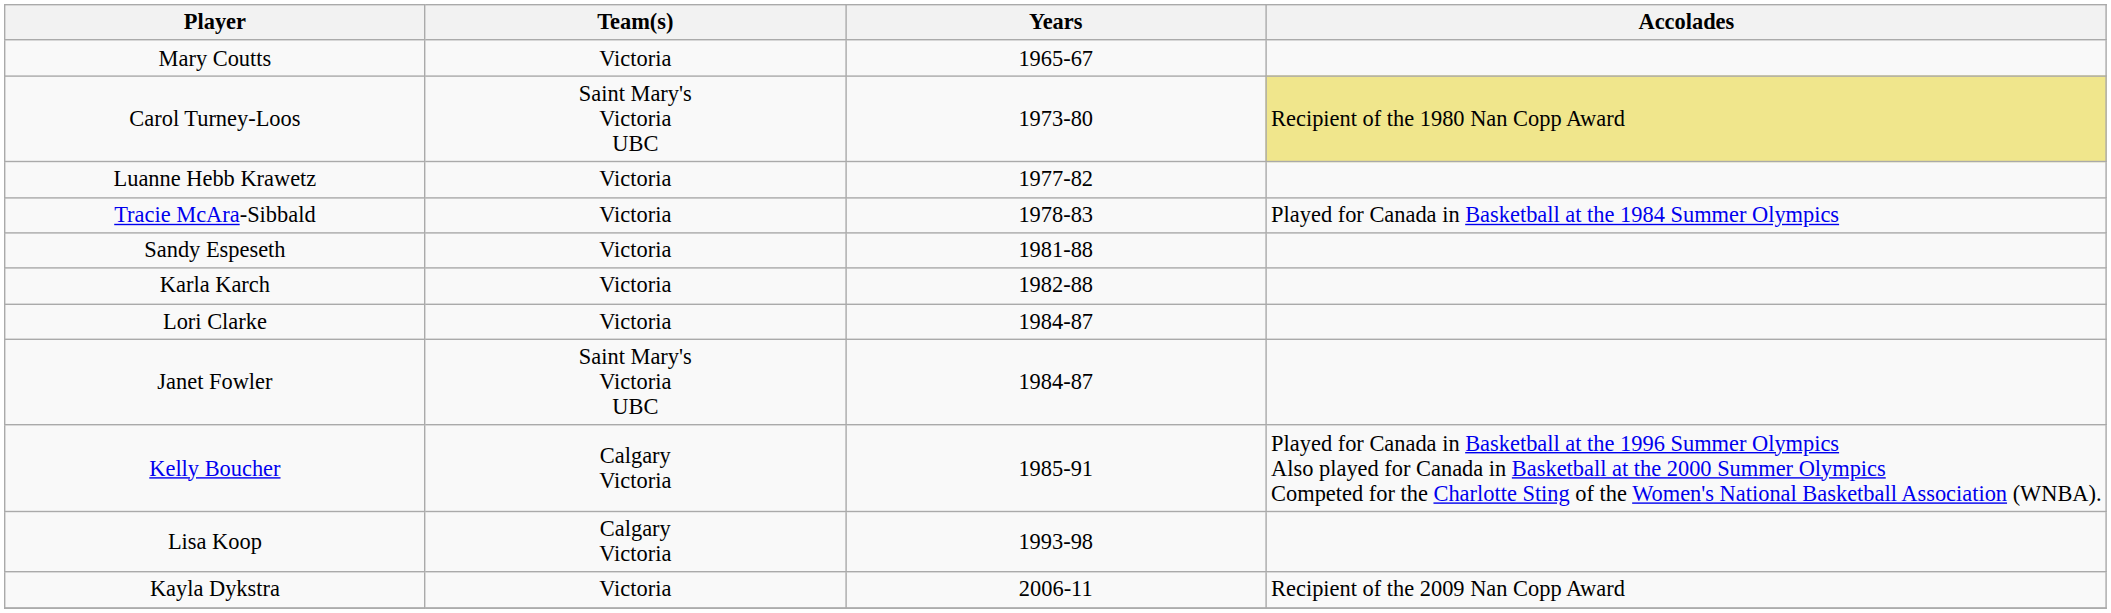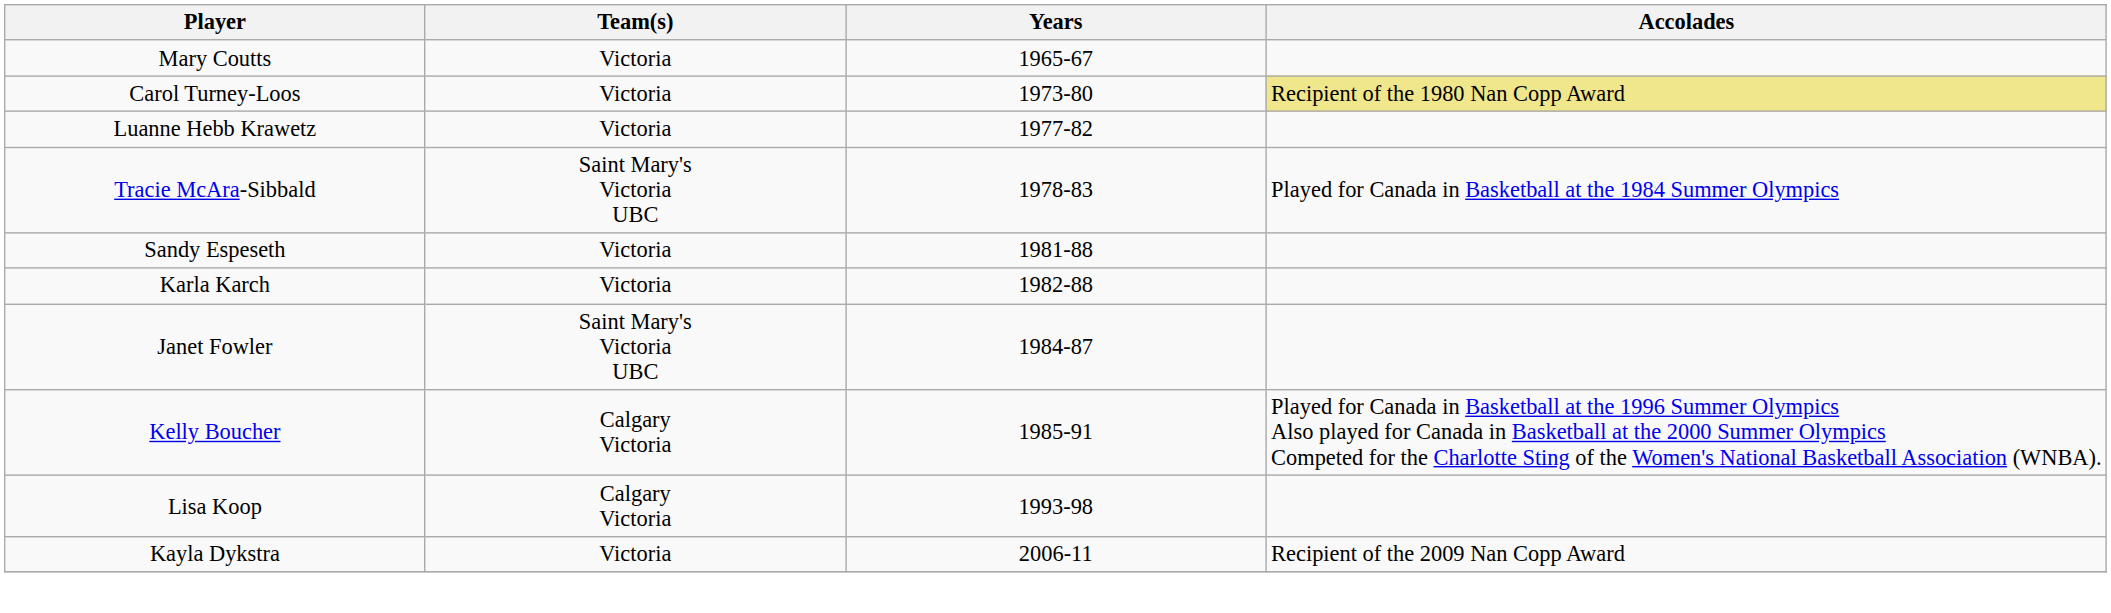(635, 118) Saint Mary's Victoria UBC -> (635, 93) Victoria
(635, 214) Victoria -> (635, 189) Saint Mary's Victoria UBC
- row: (215, 321)
